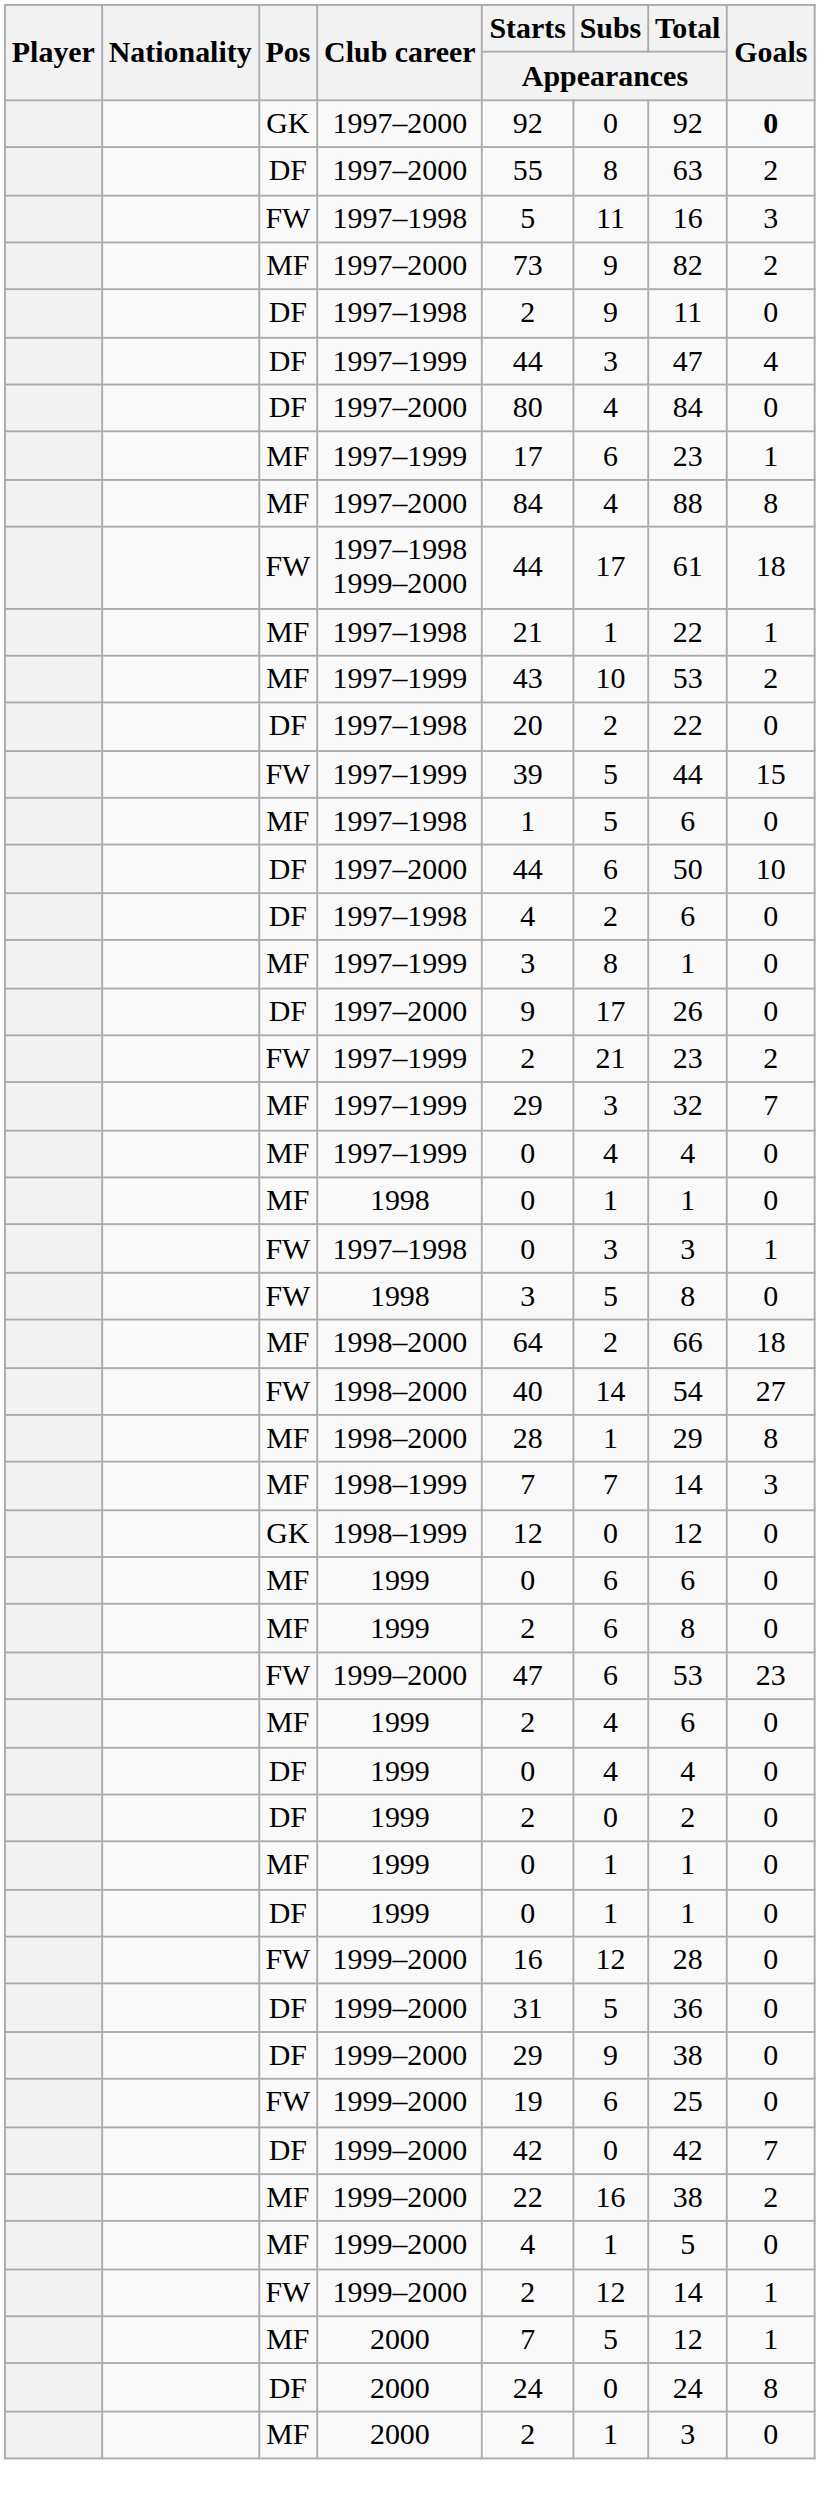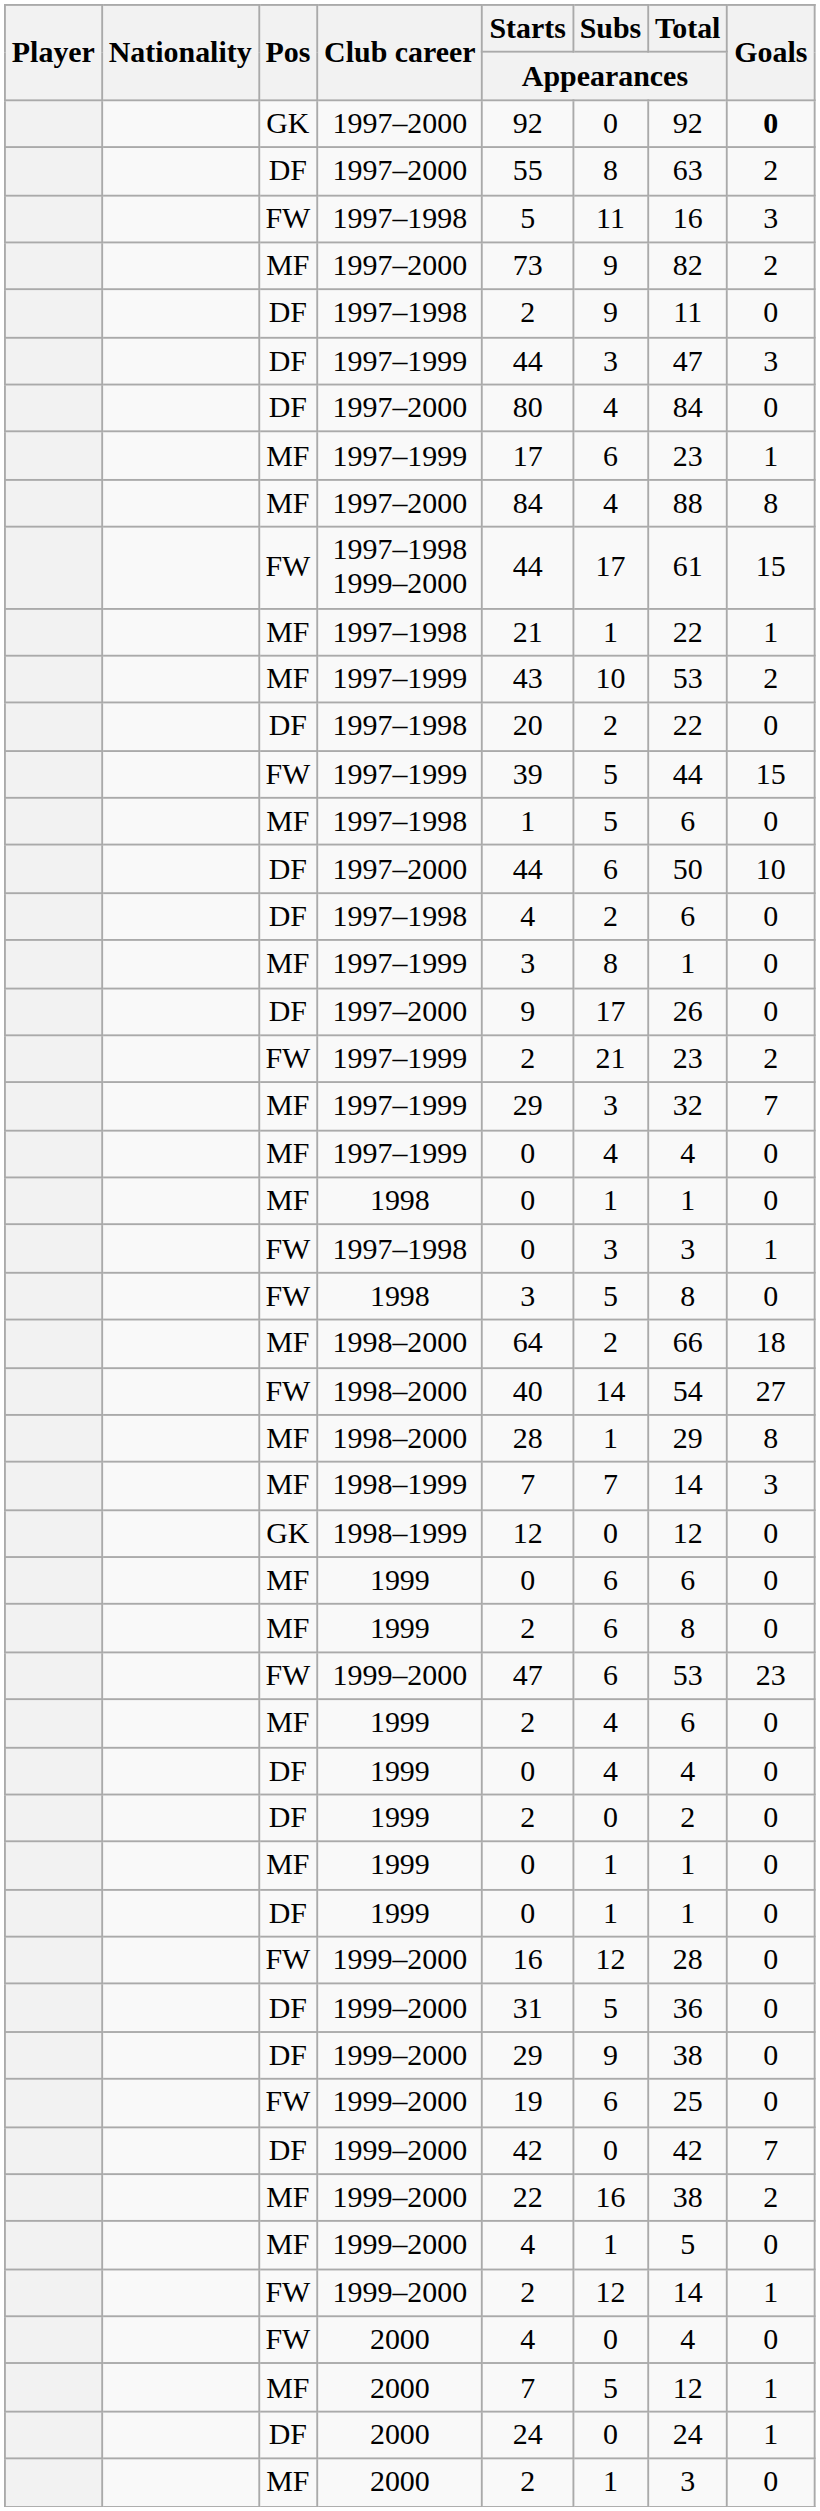(771, 360) 4 -> (771, 360) 3
(771, 567) 18 -> (771, 567) 15
+ row: (288, 2339)
(771, 2386) 8 -> (771, 2434) 1
